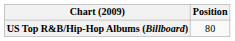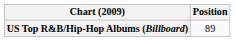(210, 28) 80 -> (210, 28) 89
